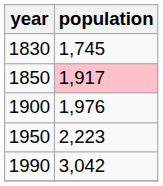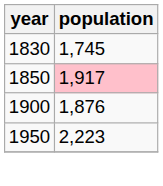(82, 107) 1,976 -> (82, 107) 1,876
- row: (30, 166)
